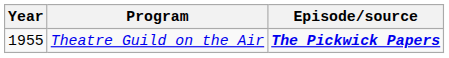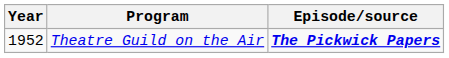(26, 41) 1955 -> (26, 41) 1952
